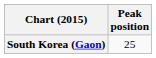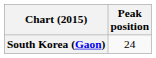(130, 44) 25 -> (130, 44) 24
